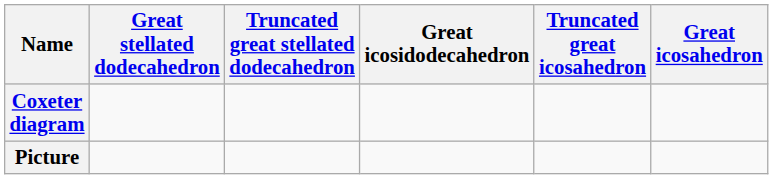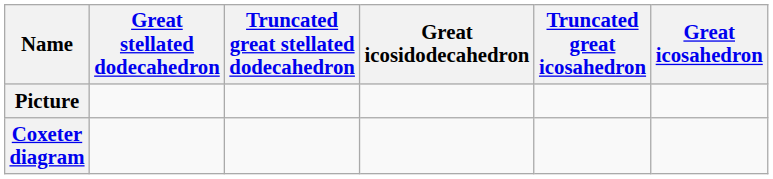rows swapped: (47, 112) <-> (47, 157)
